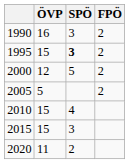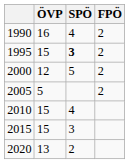(71, 33) 3 -> (71, 33) 4
(43, 149) 11 -> (43, 149) 13
